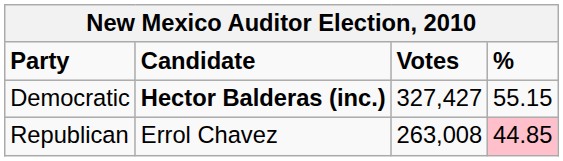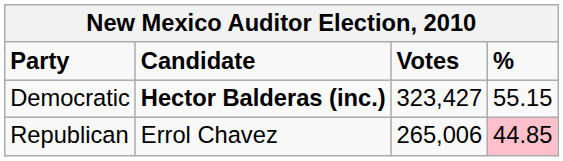(439, 98) 327,427 -> (439, 98) 323,427
(439, 135) 263,008 -> (439, 135) 265,006
